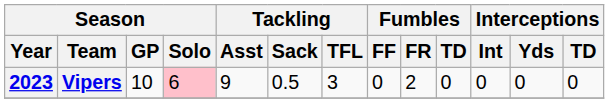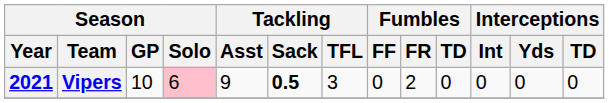(31, 82) 2023 -> (31, 82) 2021
(286, 82) normal -> (286, 82) bold
